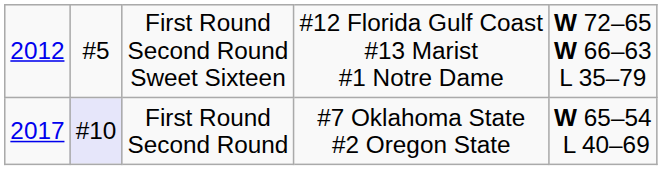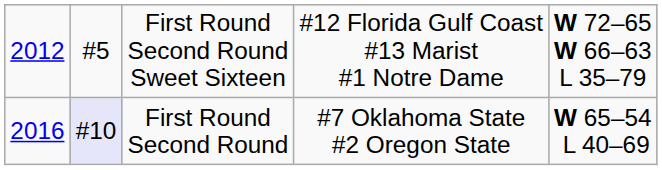(37, 130) 2017 -> (37, 130) 2016
